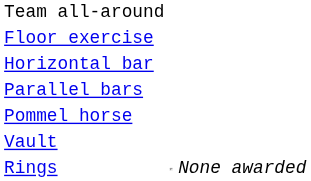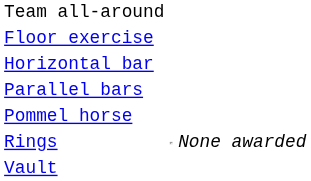rows swapped: (31, 169) <-> (31, 143)
